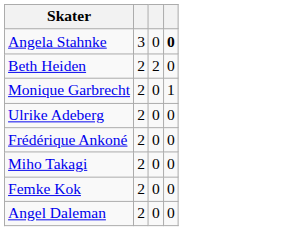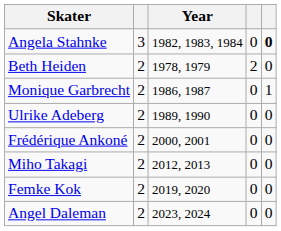+ column: (197, 16)
